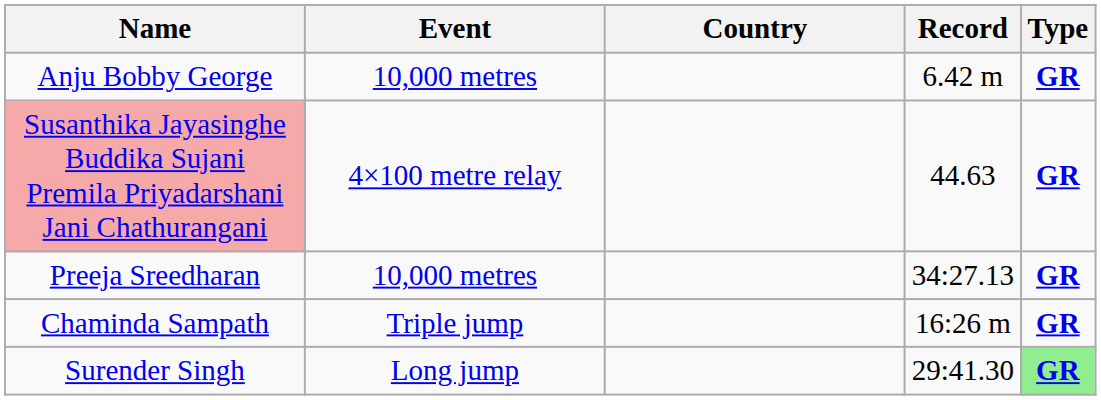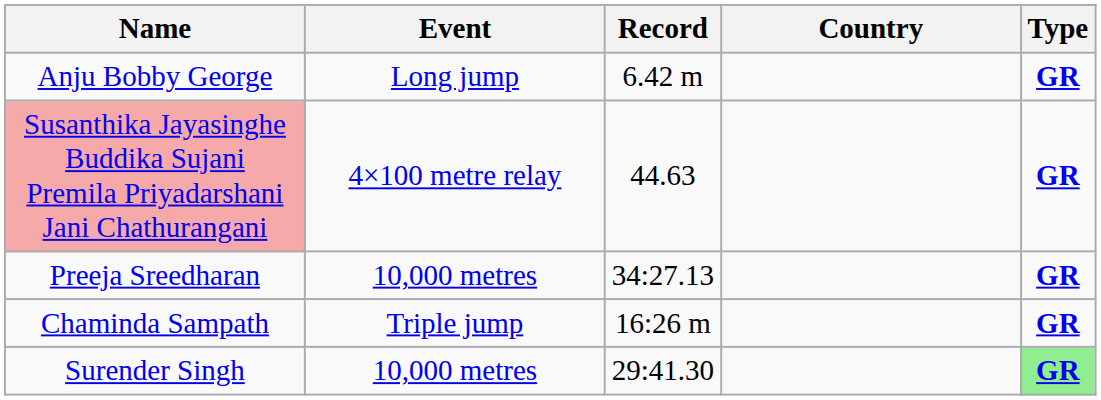columns swapped: (755, 28) <-> (963, 28)
(455, 76) 10,000 metres -> (455, 76) Long jump
(455, 371) Long jump -> (455, 371) 10,000 metres
